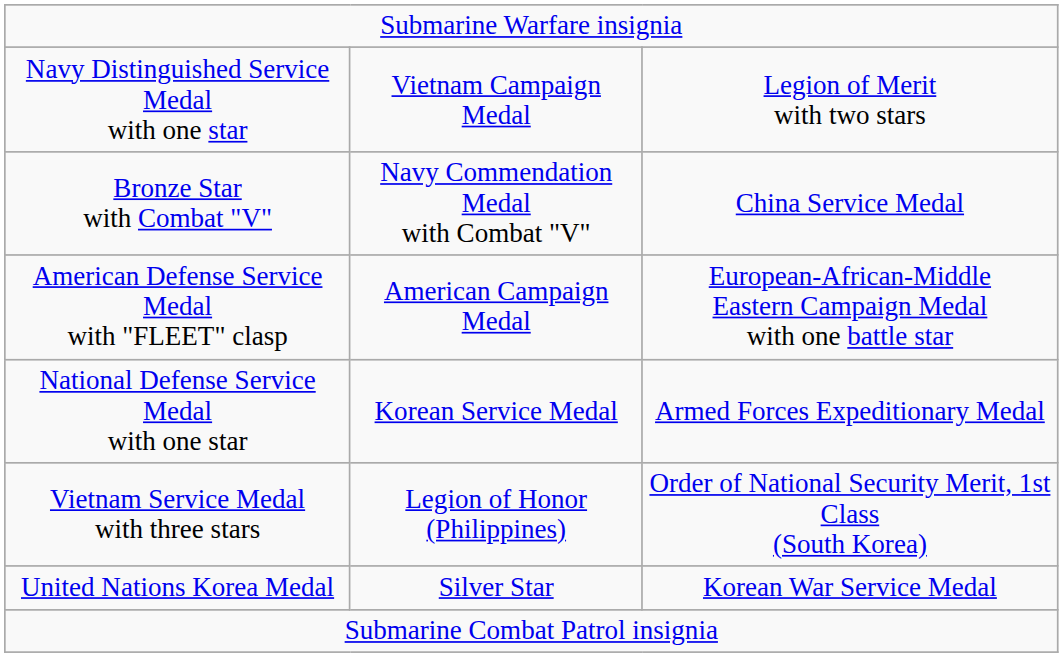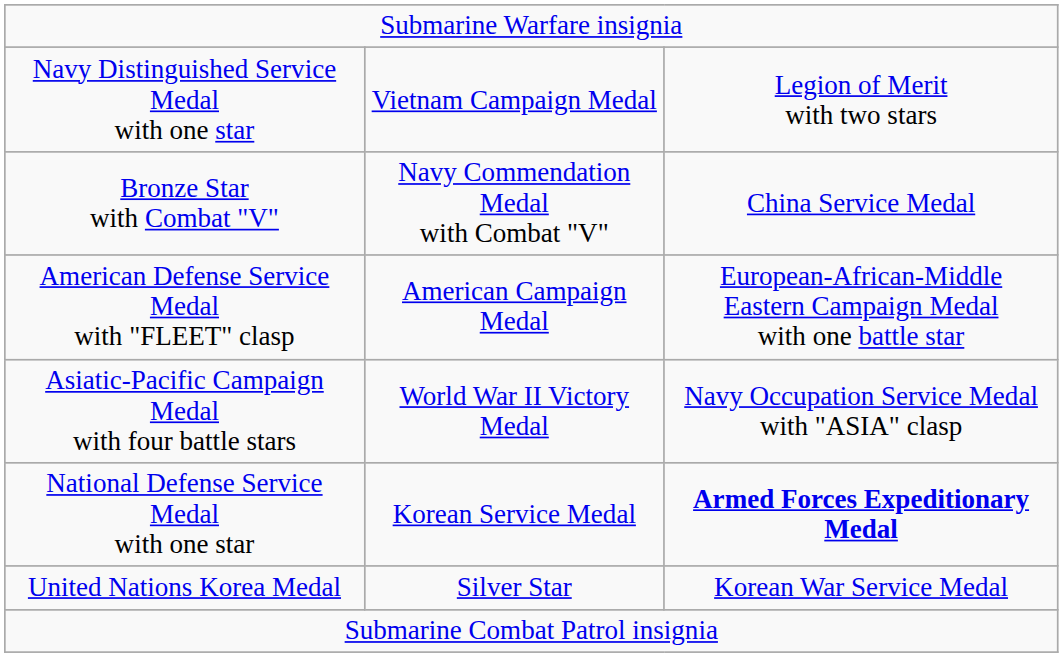+ row: (184, 410)
(850, 410) normal -> (861, 514) bold
- row: (178, 514)
